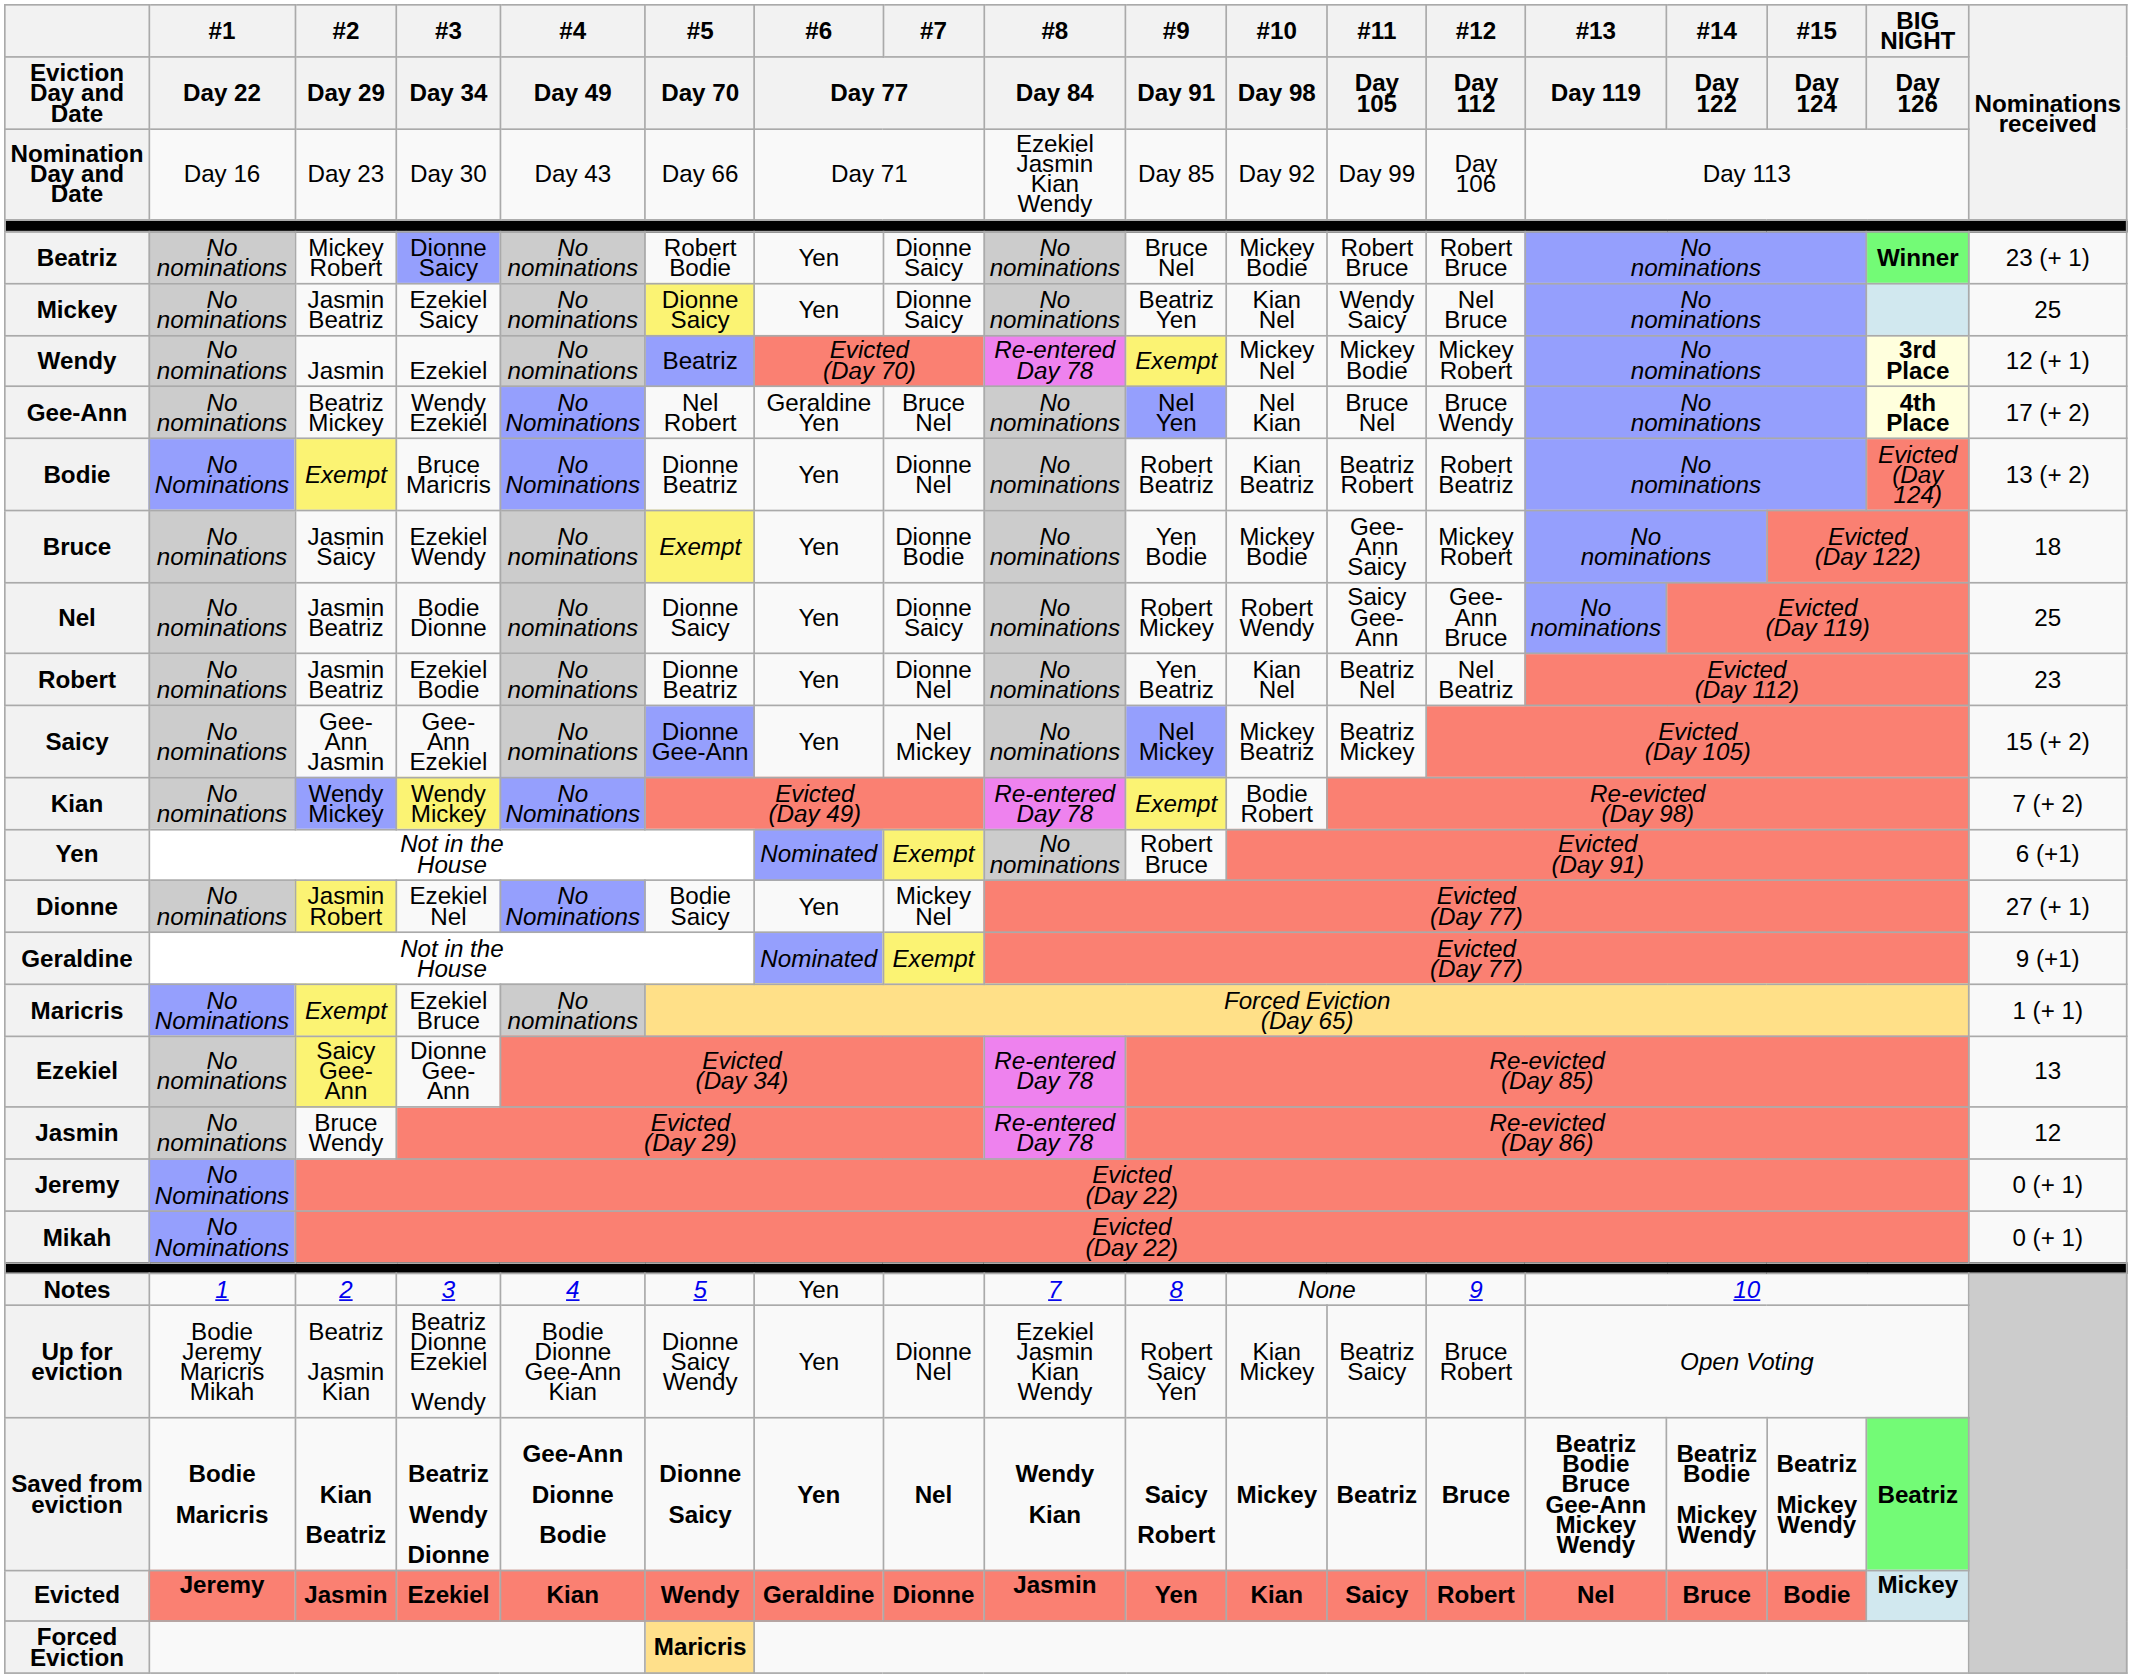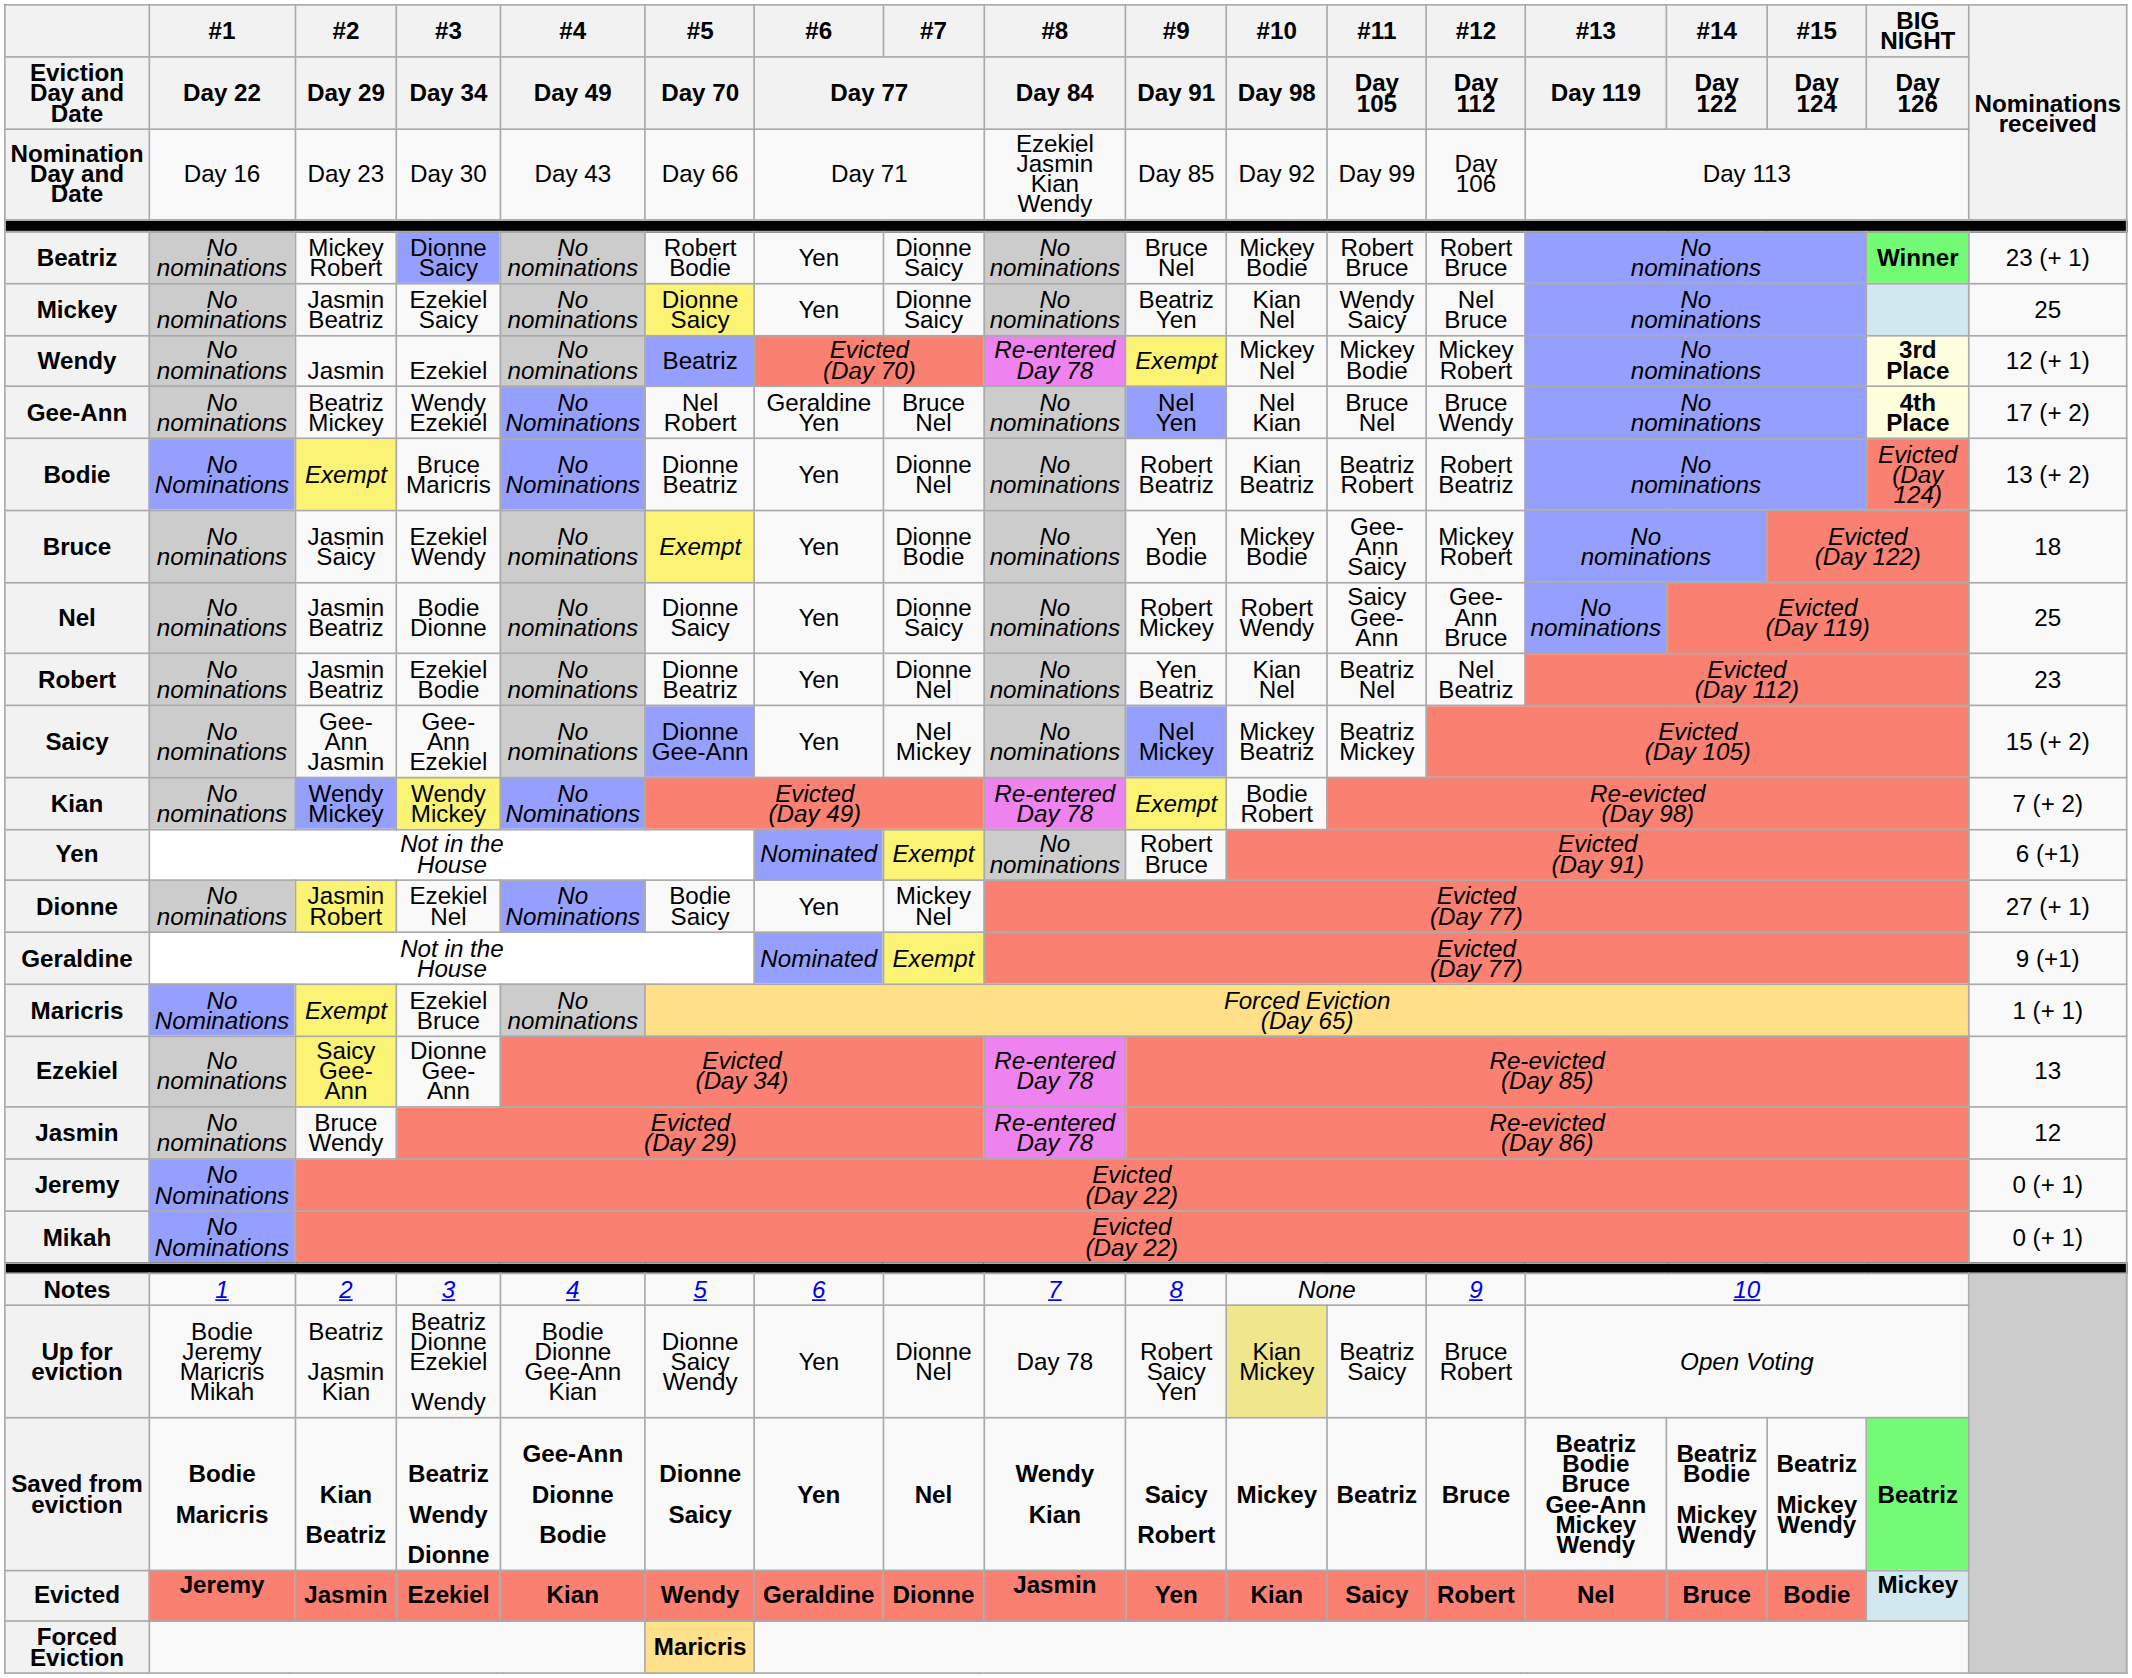(819, 1290) Yen -> (819, 1290) 6
(1055, 1362) Ezekiel Jasmin Kian Wendy -> (1055, 1362) Day 78
(1277, 1362) no background -> (1277, 1362) khaki background
